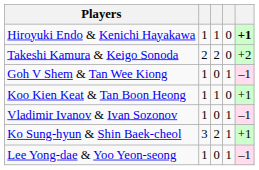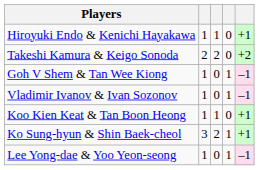(244, 34) bold -> (244, 34) normal
rows swapped: (97, 94) <-> (92, 114)
